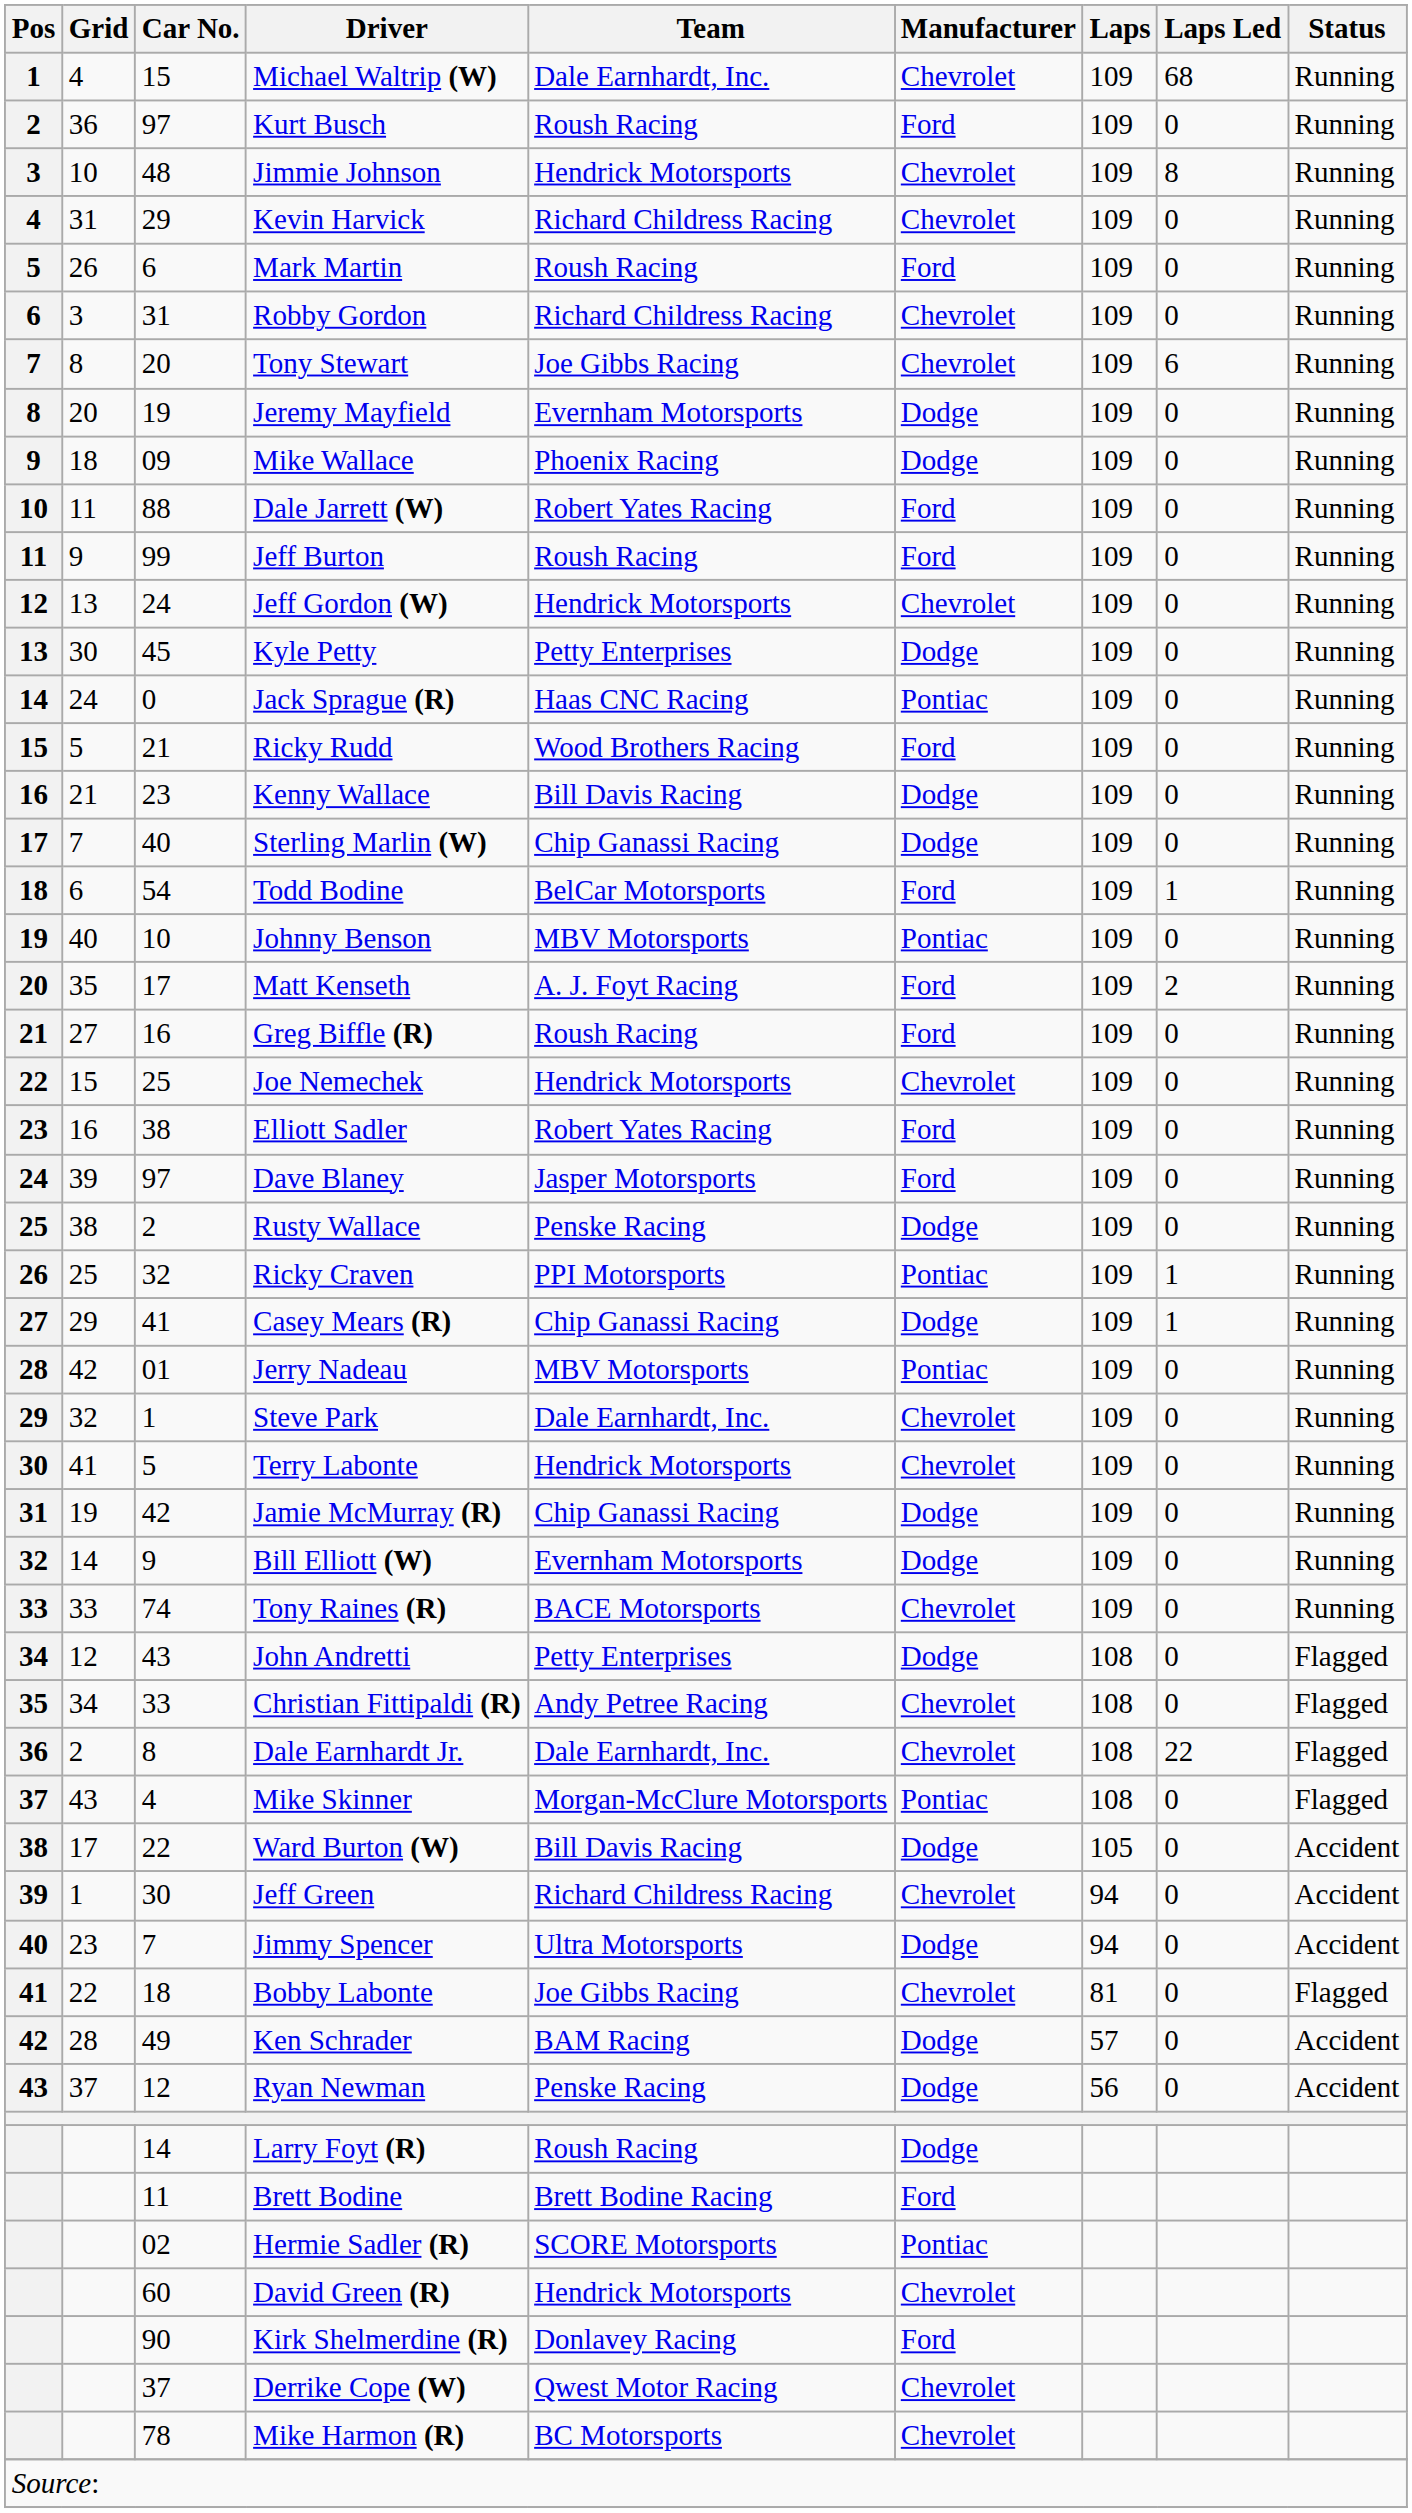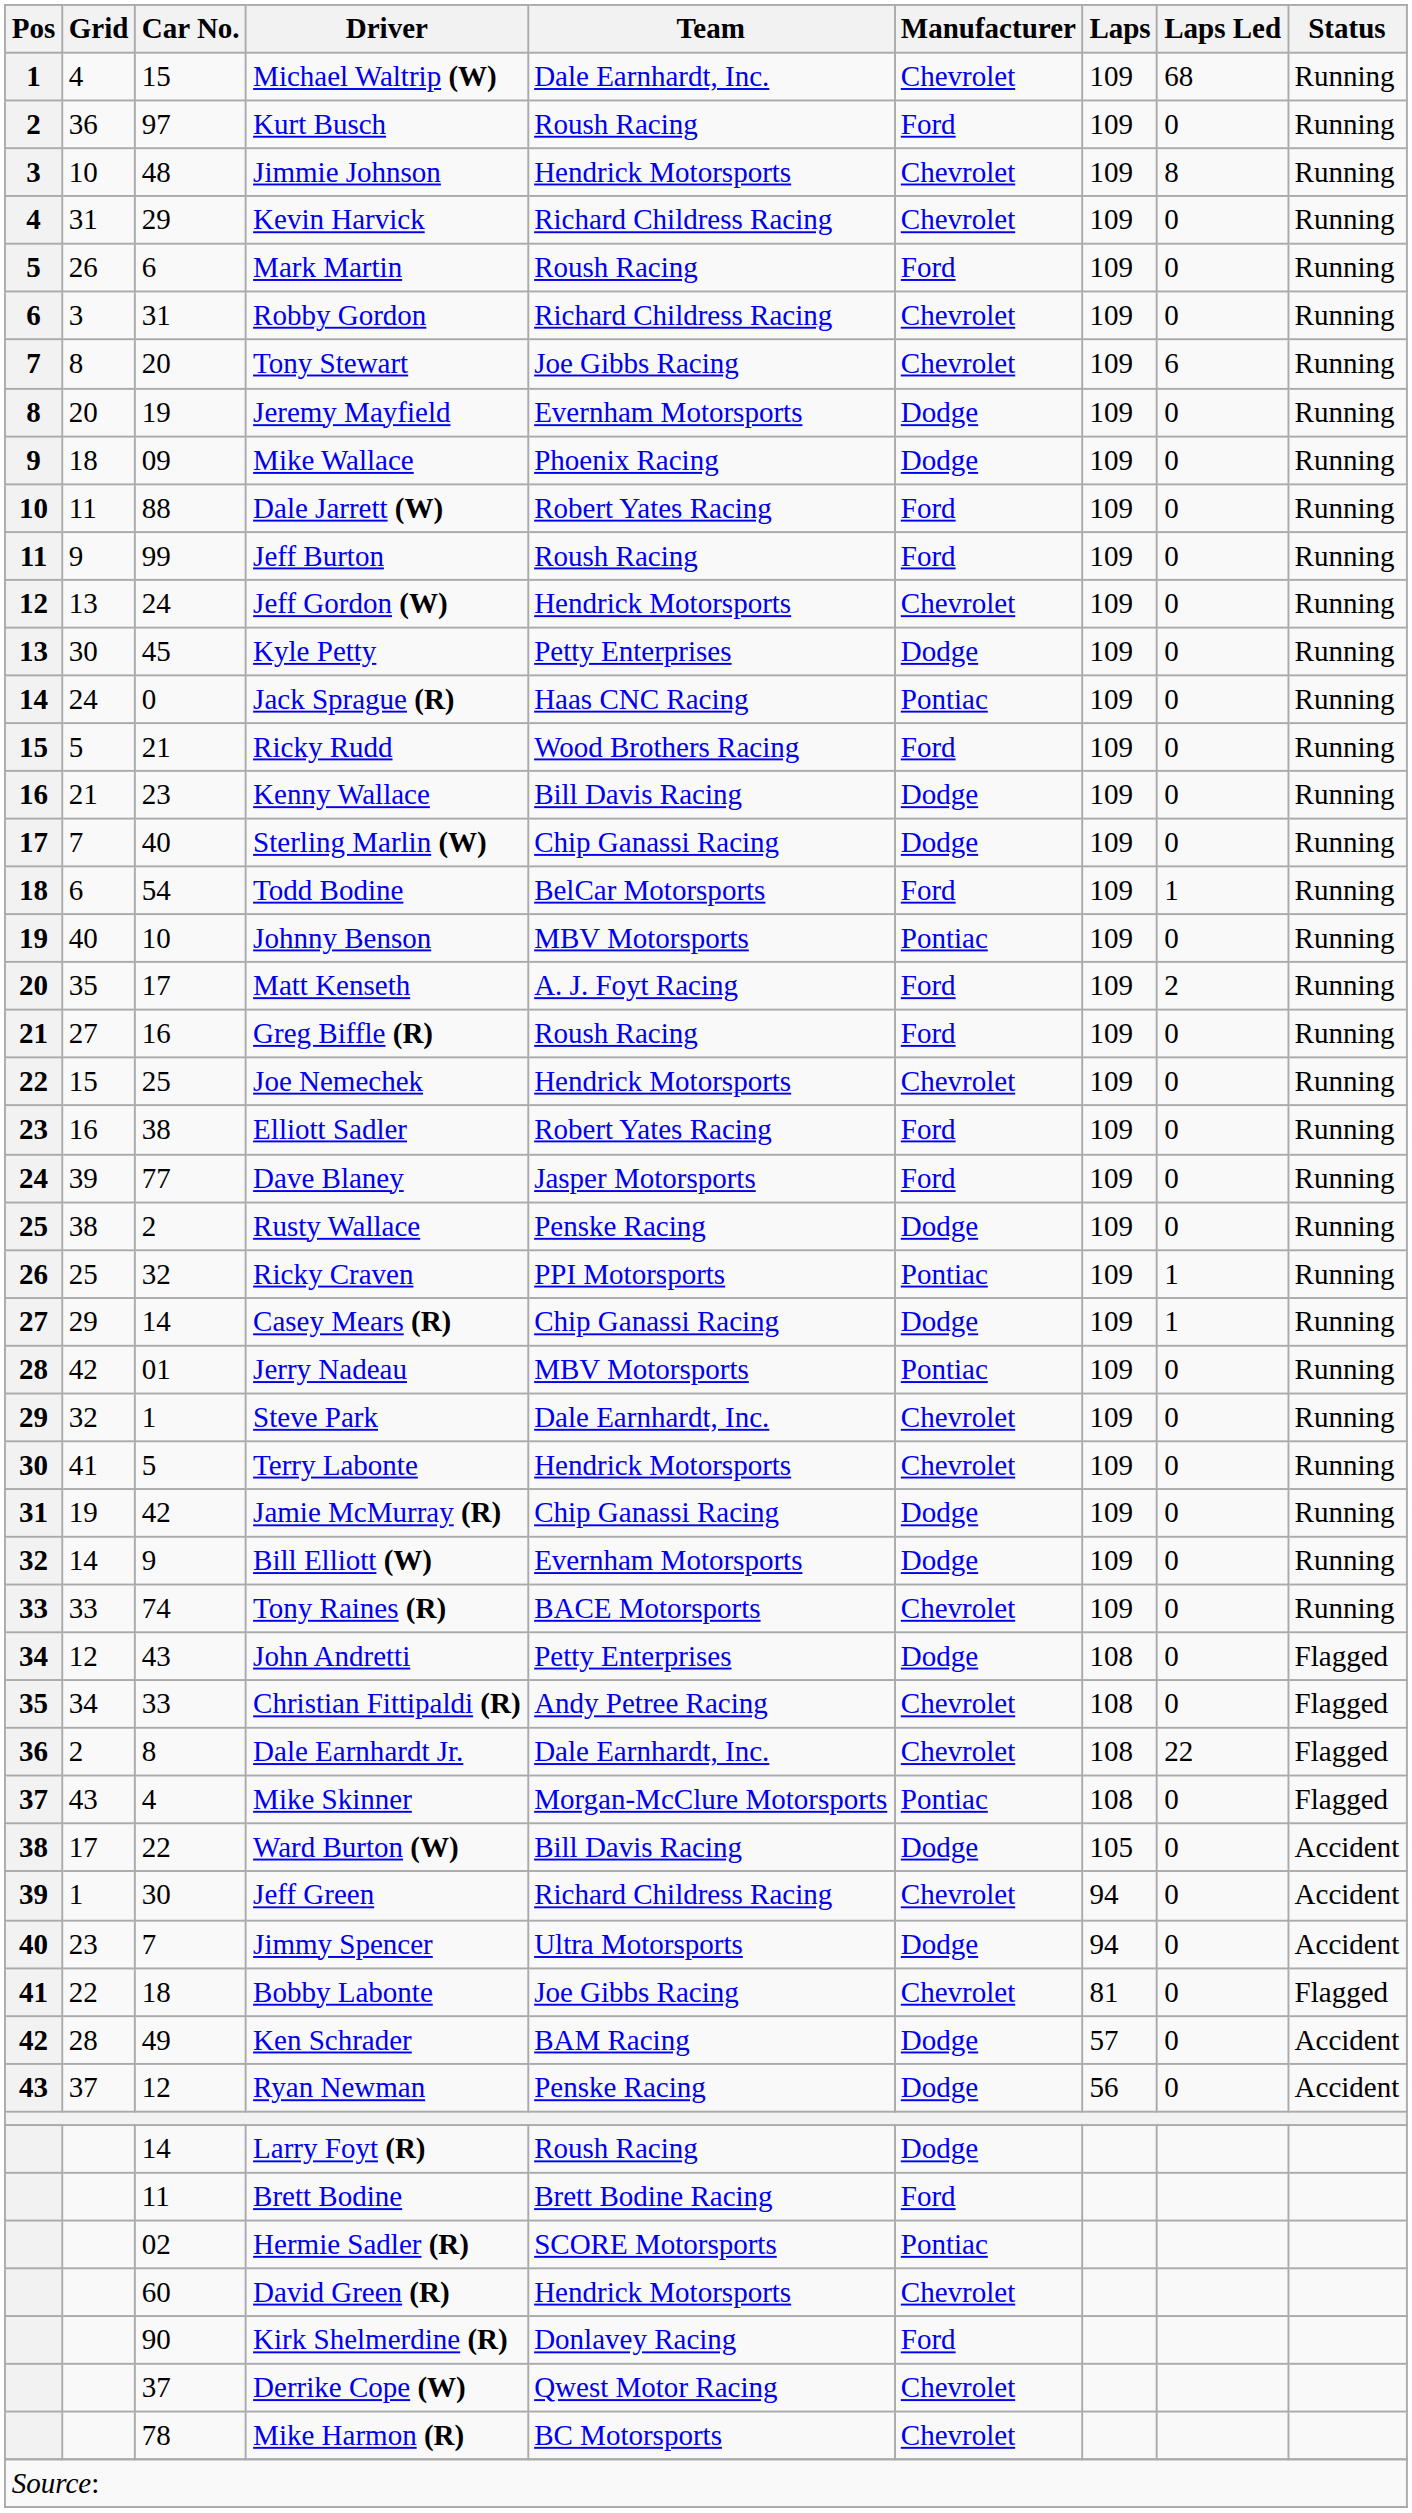(156, 1177) 97 -> (156, 1177) 77
(156, 1321) 41 -> (156, 1321) 14
